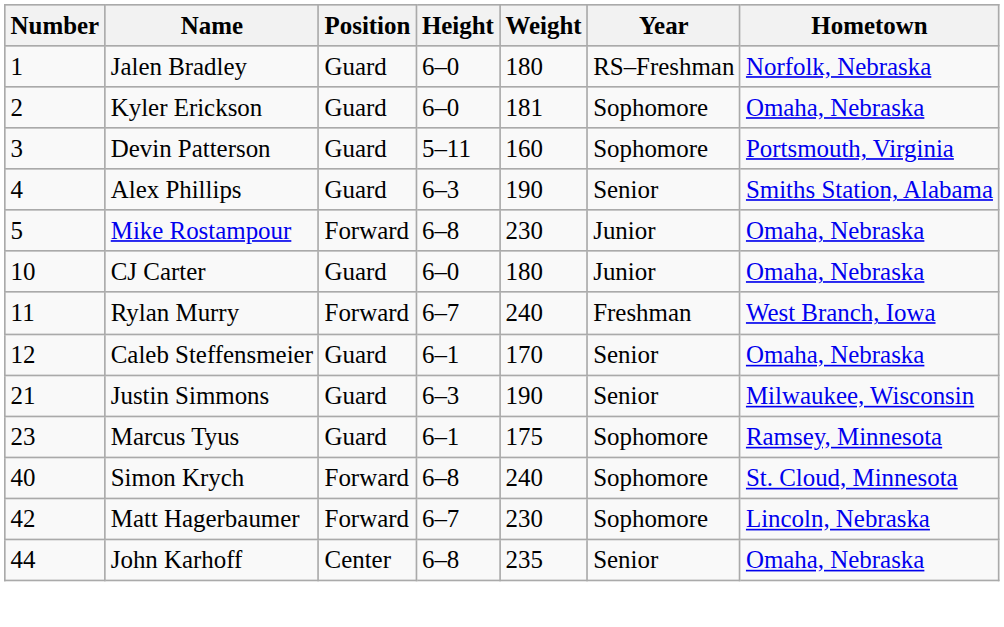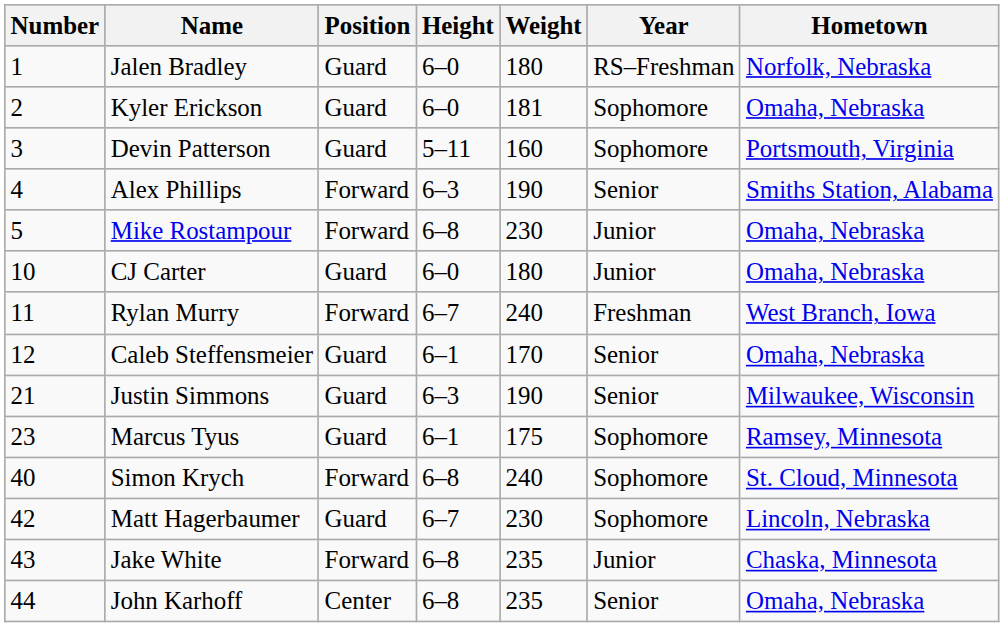(356, 189) Guard -> (367, 189) Forward
(367, 518) Forward -> (356, 518) Guard
+ row: (166, 559)
